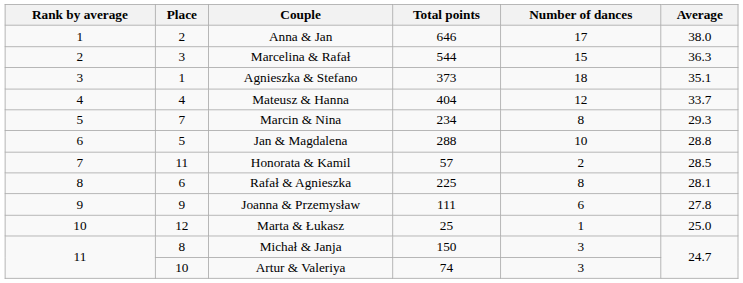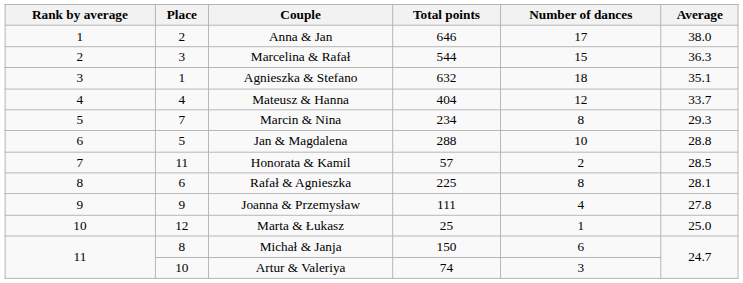(446, 78) 373 -> (446, 78) 632
(581, 204) 6 -> (581, 204) 4
(581, 246) 3 -> (581, 246) 6
